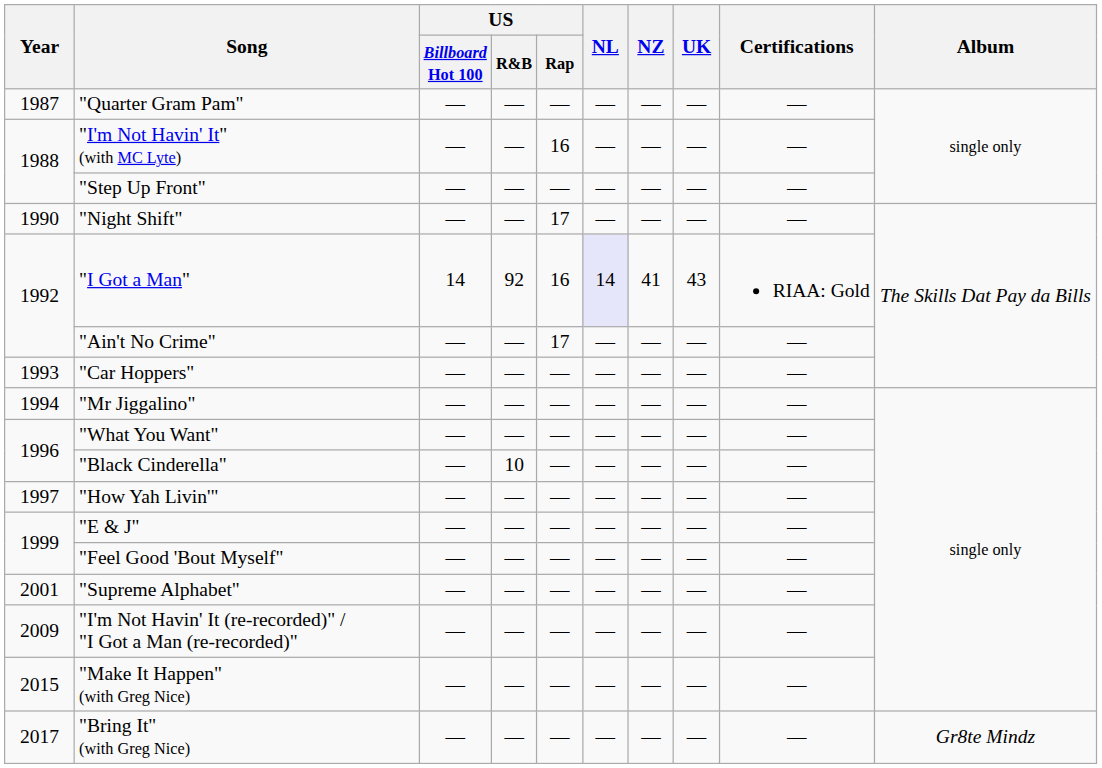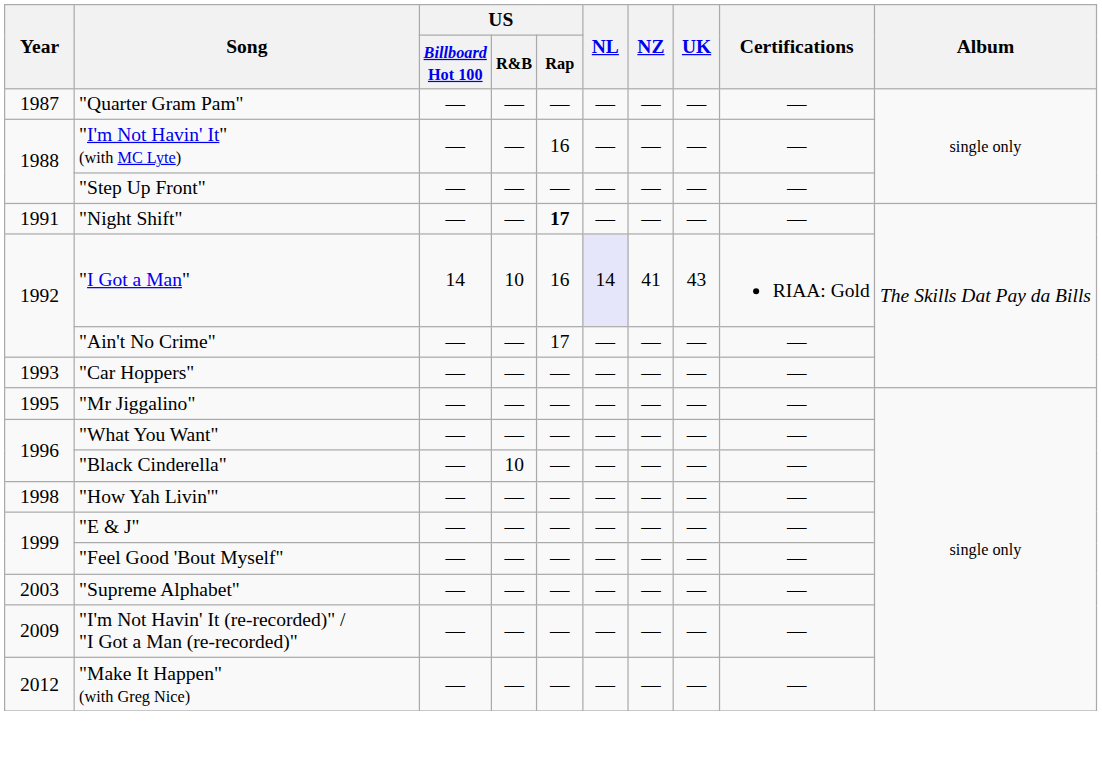(40, 218) 1990 -> (40, 218) 1991
(560, 218) normal -> (560, 218) bold
(514, 280) 92 -> (514, 280) 10
(40, 403) 1994 -> (40, 403) 1995
(40, 496) 1997 -> (40, 496) 1998
(40, 589) 2001 -> (40, 589) 2003
(40, 684) 2015 -> (40, 684) 2012
- row: (135, 737)
